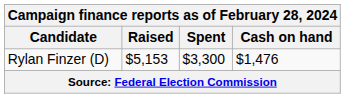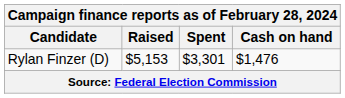(204, 59) $3,300 -> (204, 59) $3,301
